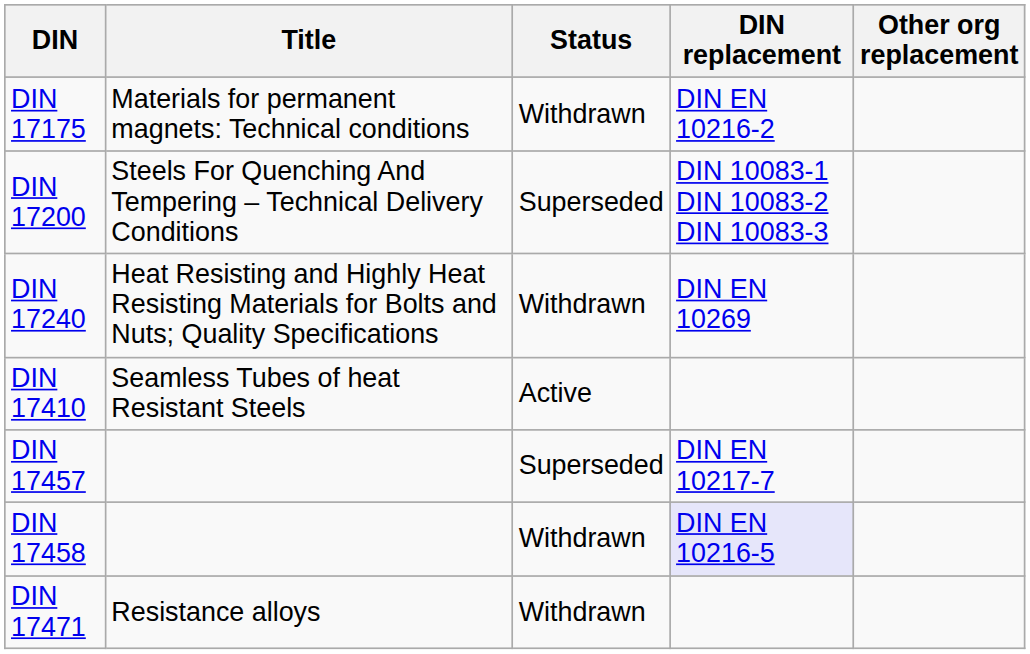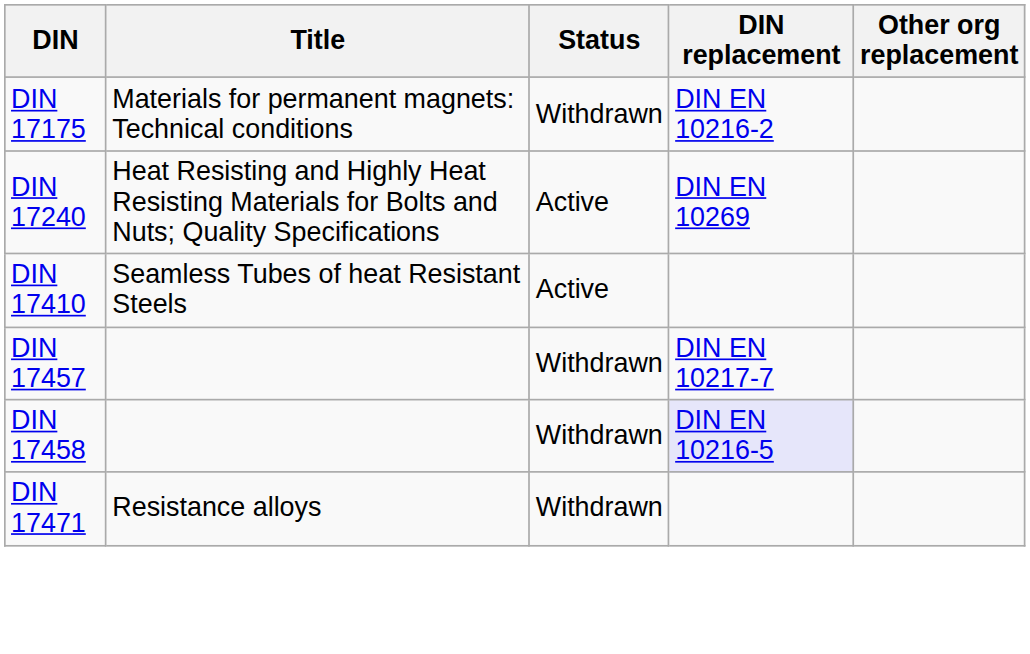- row: (48, 201)
(582, 304) Withdrawn -> (572, 201) Active
(591, 465) Superseded -> (599, 362) Withdrawn
